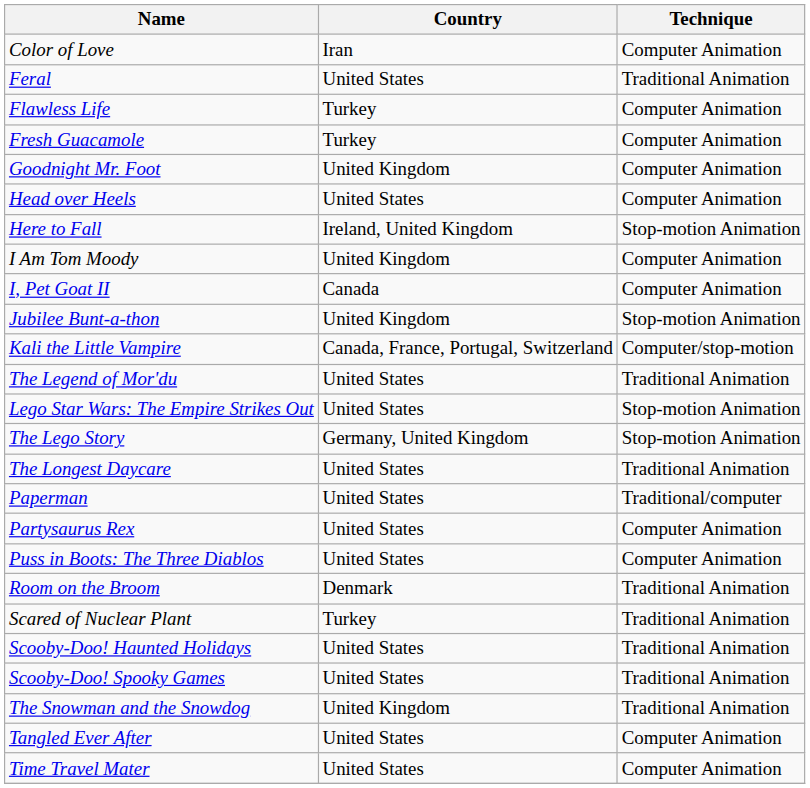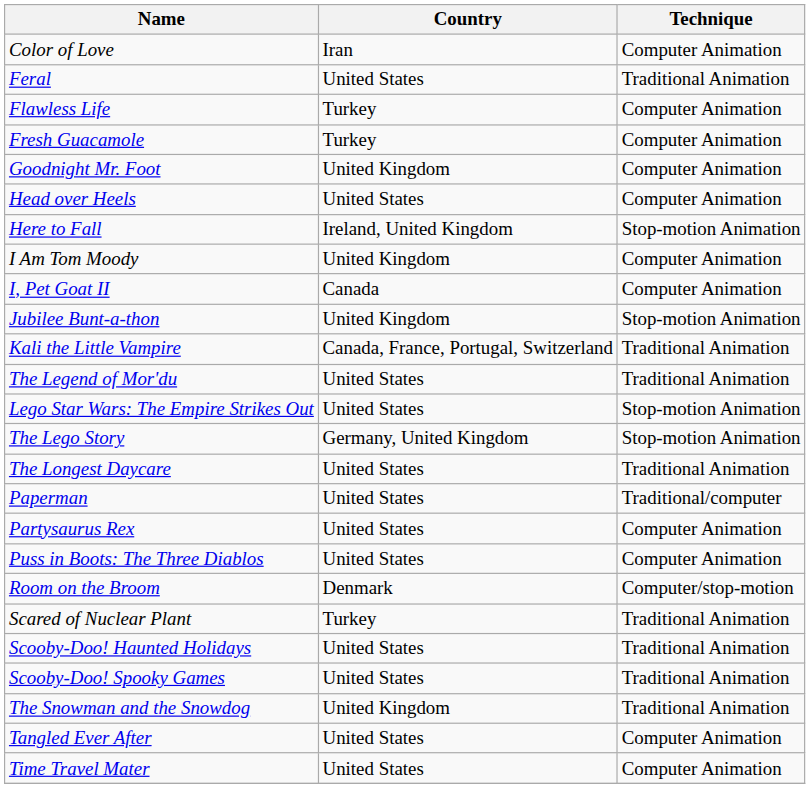(708, 348) Computer/stop-motion -> (706, 348) Traditional Animation
(706, 588) Traditional Animation -> (708, 588) Computer/stop-motion
